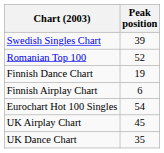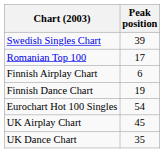(140, 57) 52 -> (140, 57) 17
rows swapped: (52, 90) <-> (50, 73)
